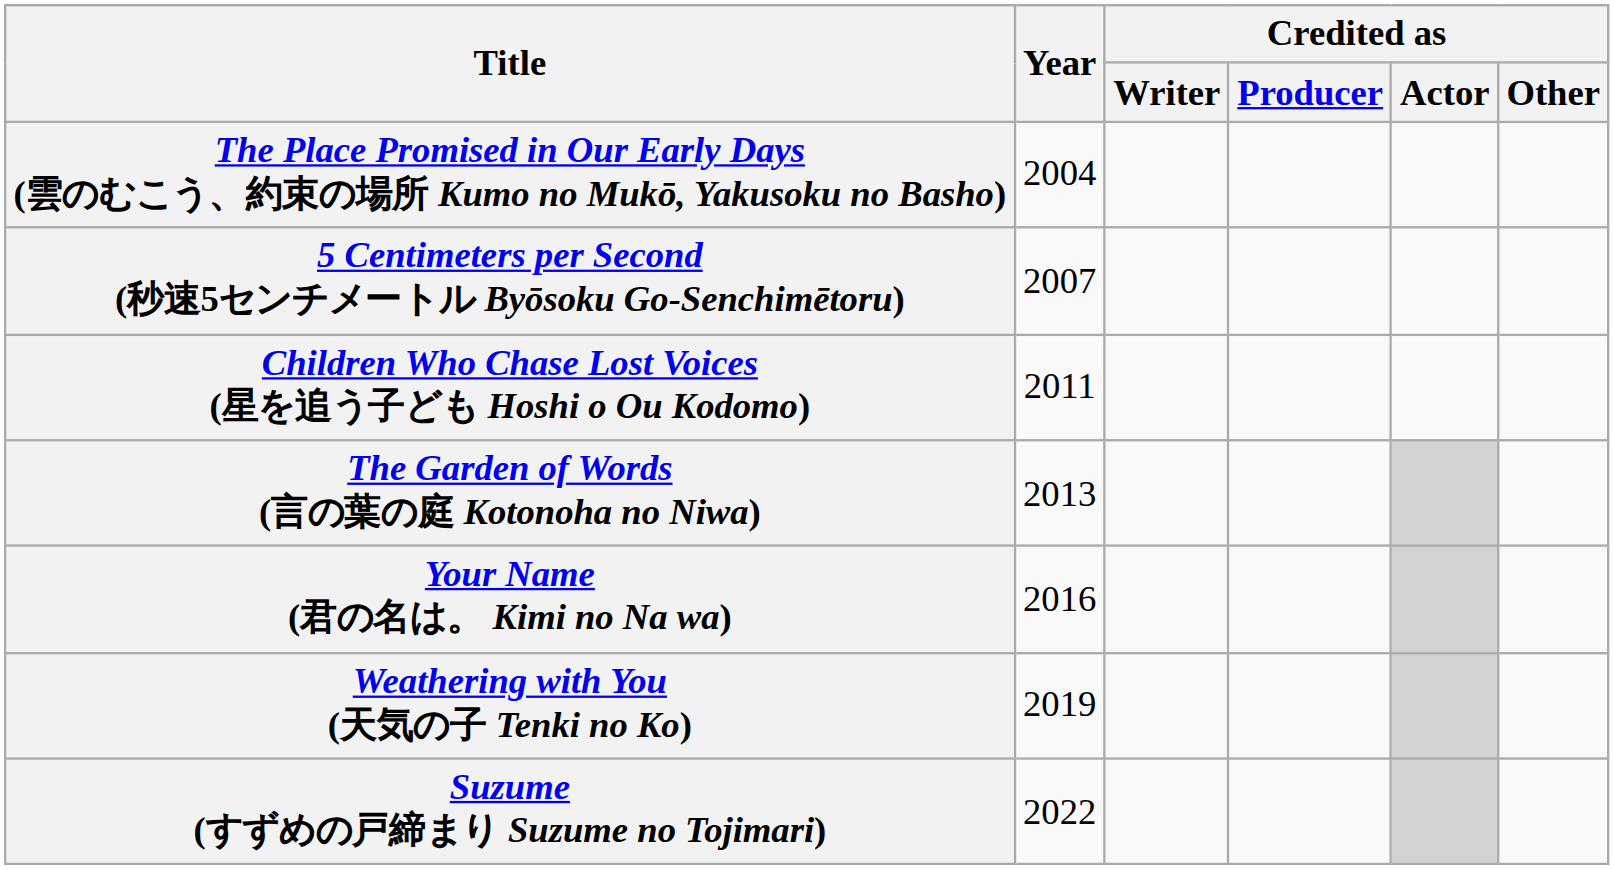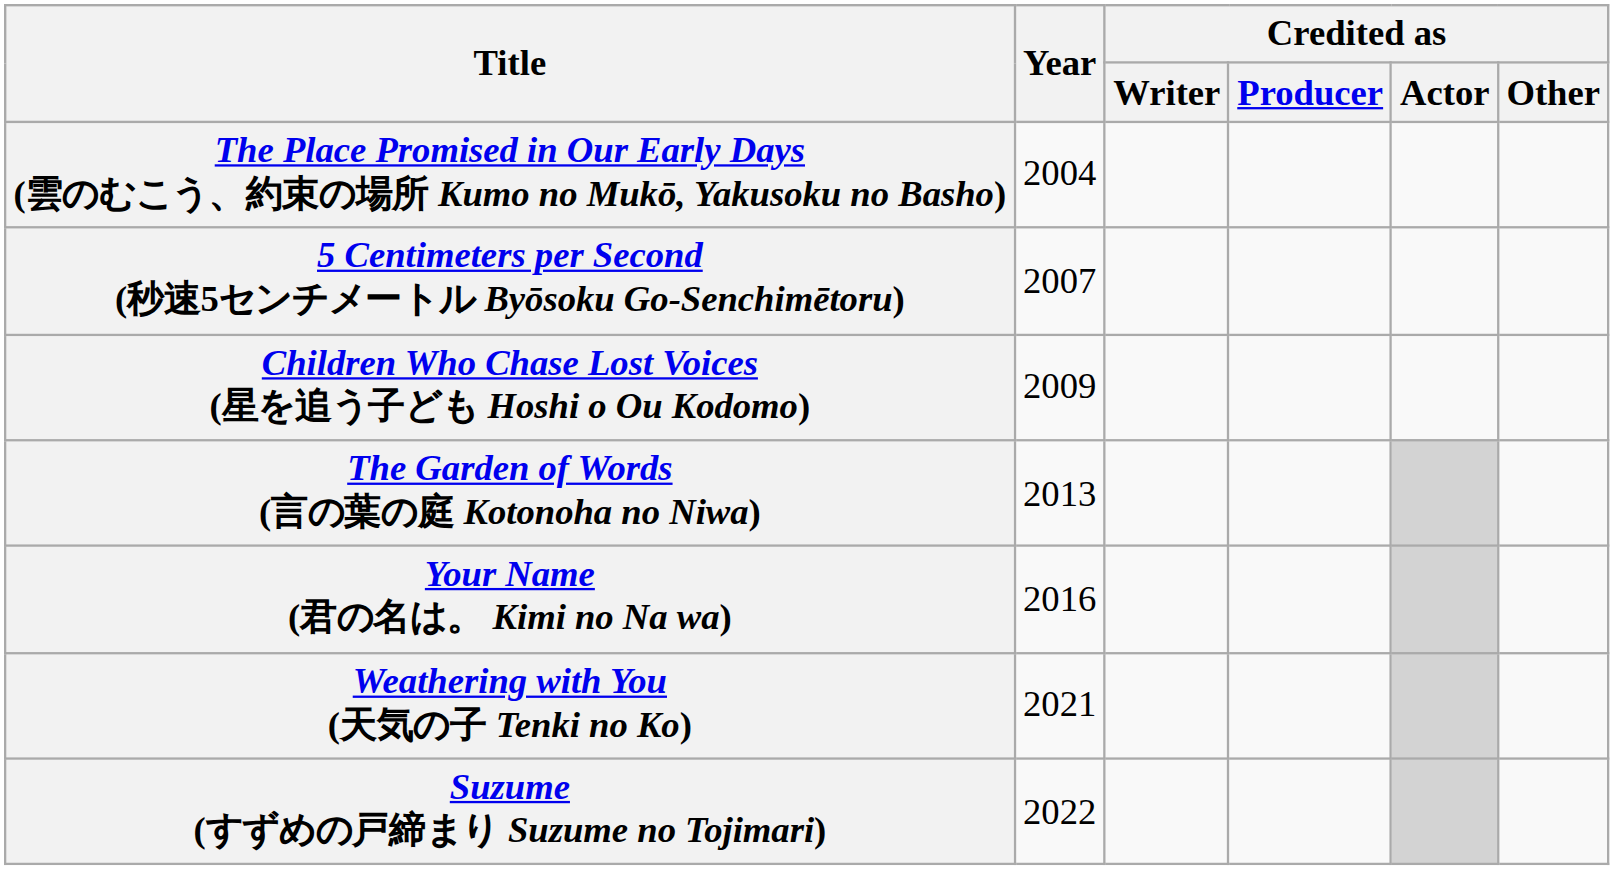(1060, 386) 2011 -> (1060, 386) 2009
(1060, 704) 2019 -> (1060, 704) 2021
